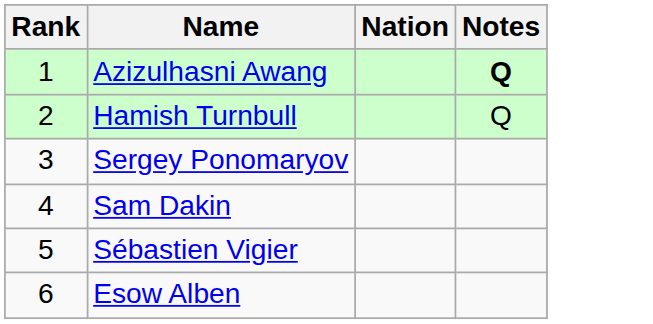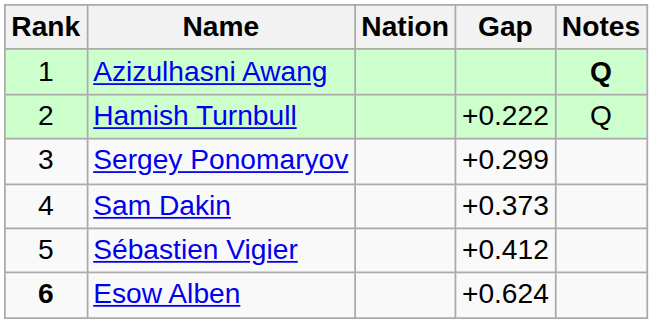+ column: (505, 26)
(46, 294) normal -> (46, 294) bold
